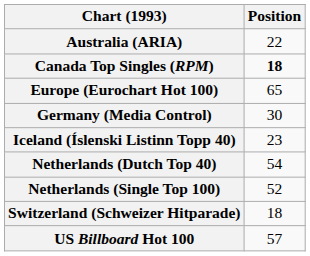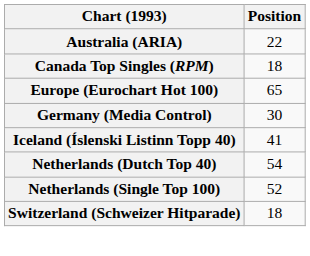(274, 66) bold -> (274, 66) normal
(274, 139) 23 -> (274, 139) 41
- row: (124, 238)
